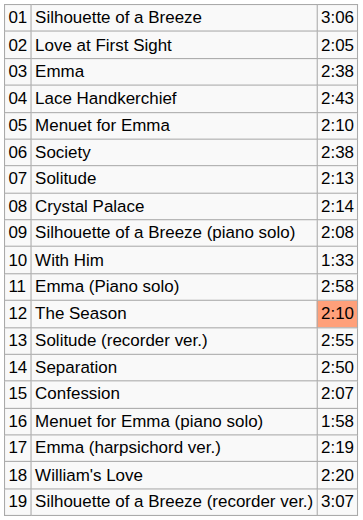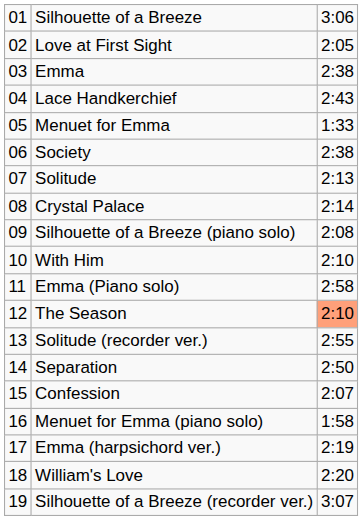(338, 125) 2:10 -> (338, 125) 1:33
(338, 260) 1:33 -> (338, 260) 2:10
